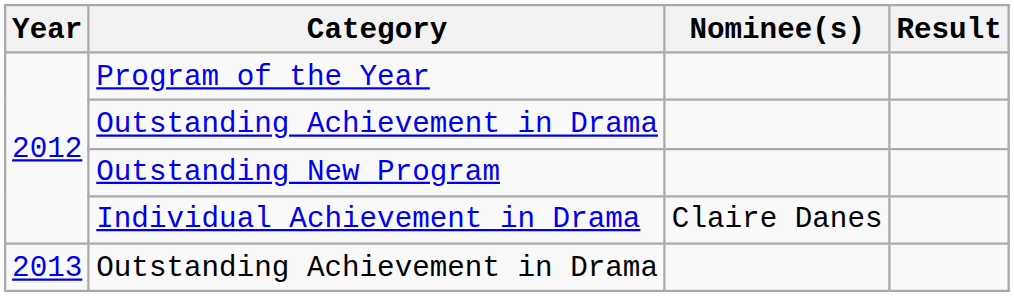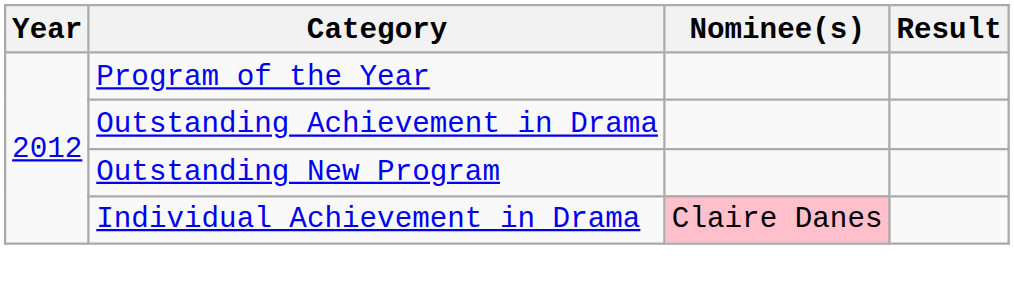(777, 220) no background -> (777, 220) pink background
- row: (47, 267)
